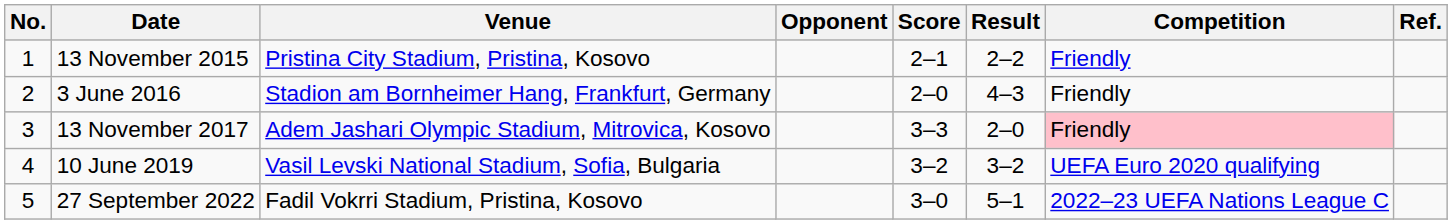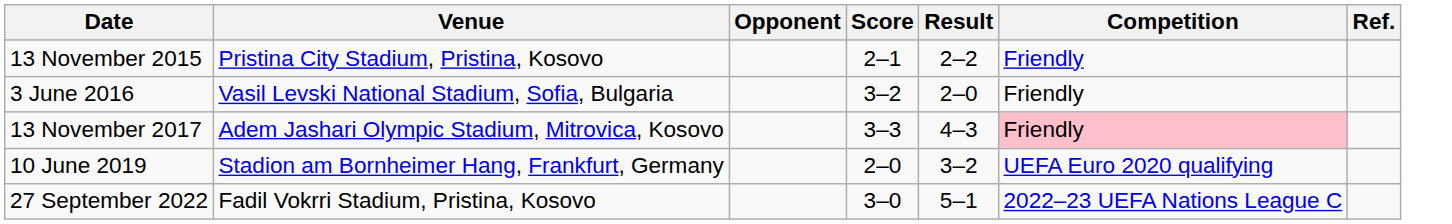- column: (28, 22)
(518, 93) Stadion am Bornheimer Hang, Frankfurt, Germany -> (446, 93) Vasil Levski National Stadium, Sofia, Bulgaria
(929, 93) 2–0 -> (882, 93) 3–2
(1005, 93) 4–3 -> (959, 93) 2–0
(1005, 129) 2–0 -> (959, 129) 4–3
(493, 165) Vasil Levski National Stadium, Sofia, Bulgaria -> (471, 165) Stadion am Bornheimer Hang, Frankfurt, Germany
(929, 165) 3–2 -> (882, 165) 2–0
